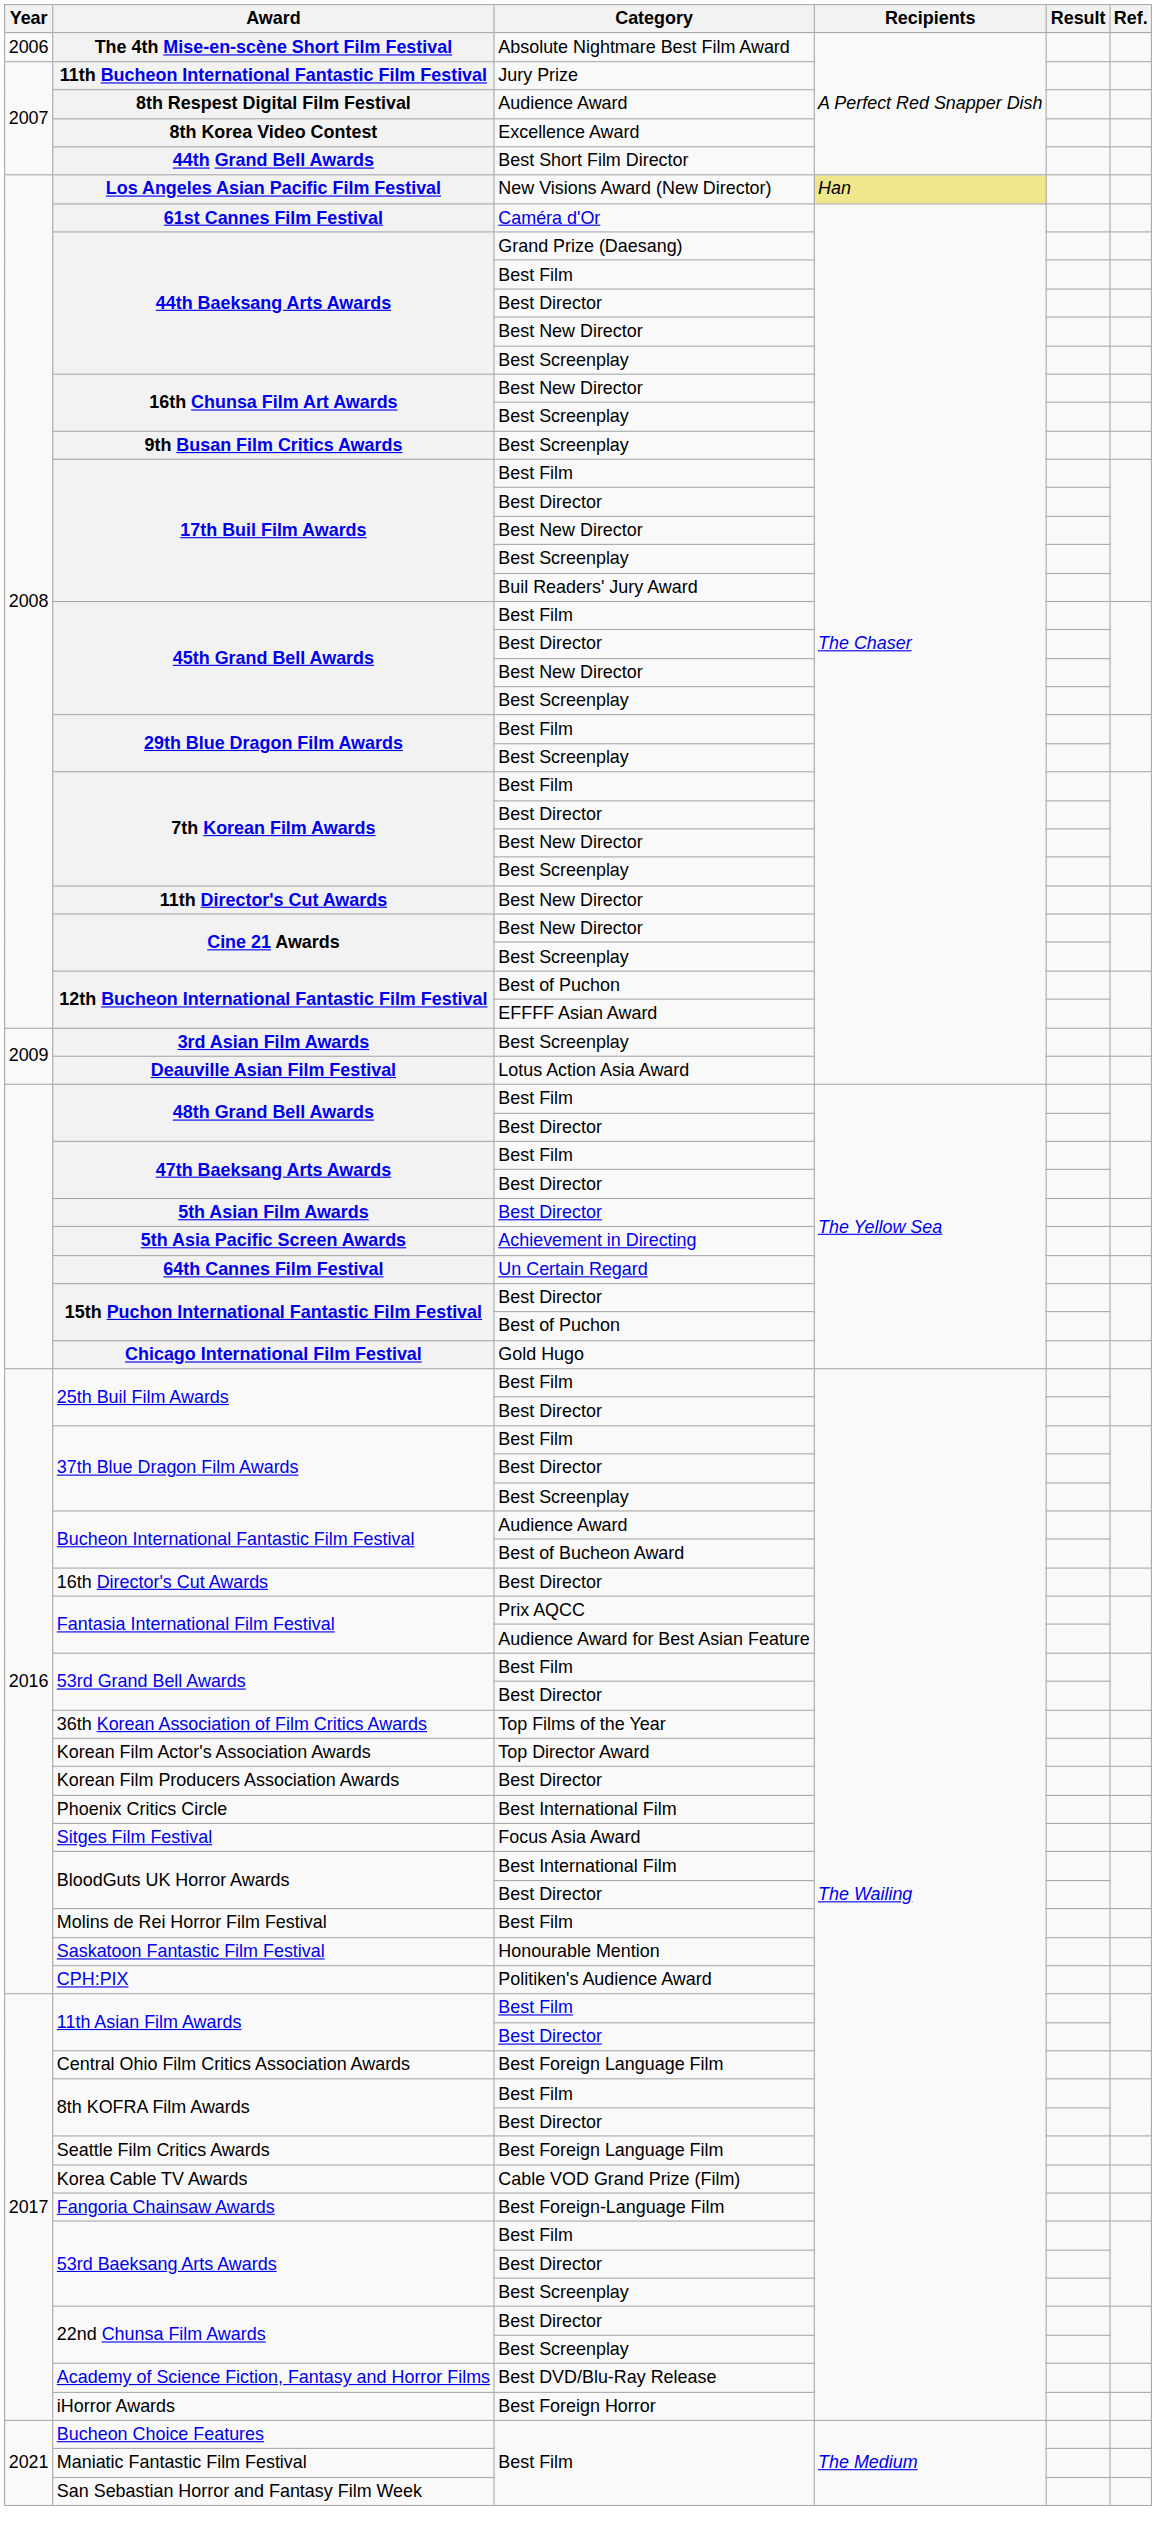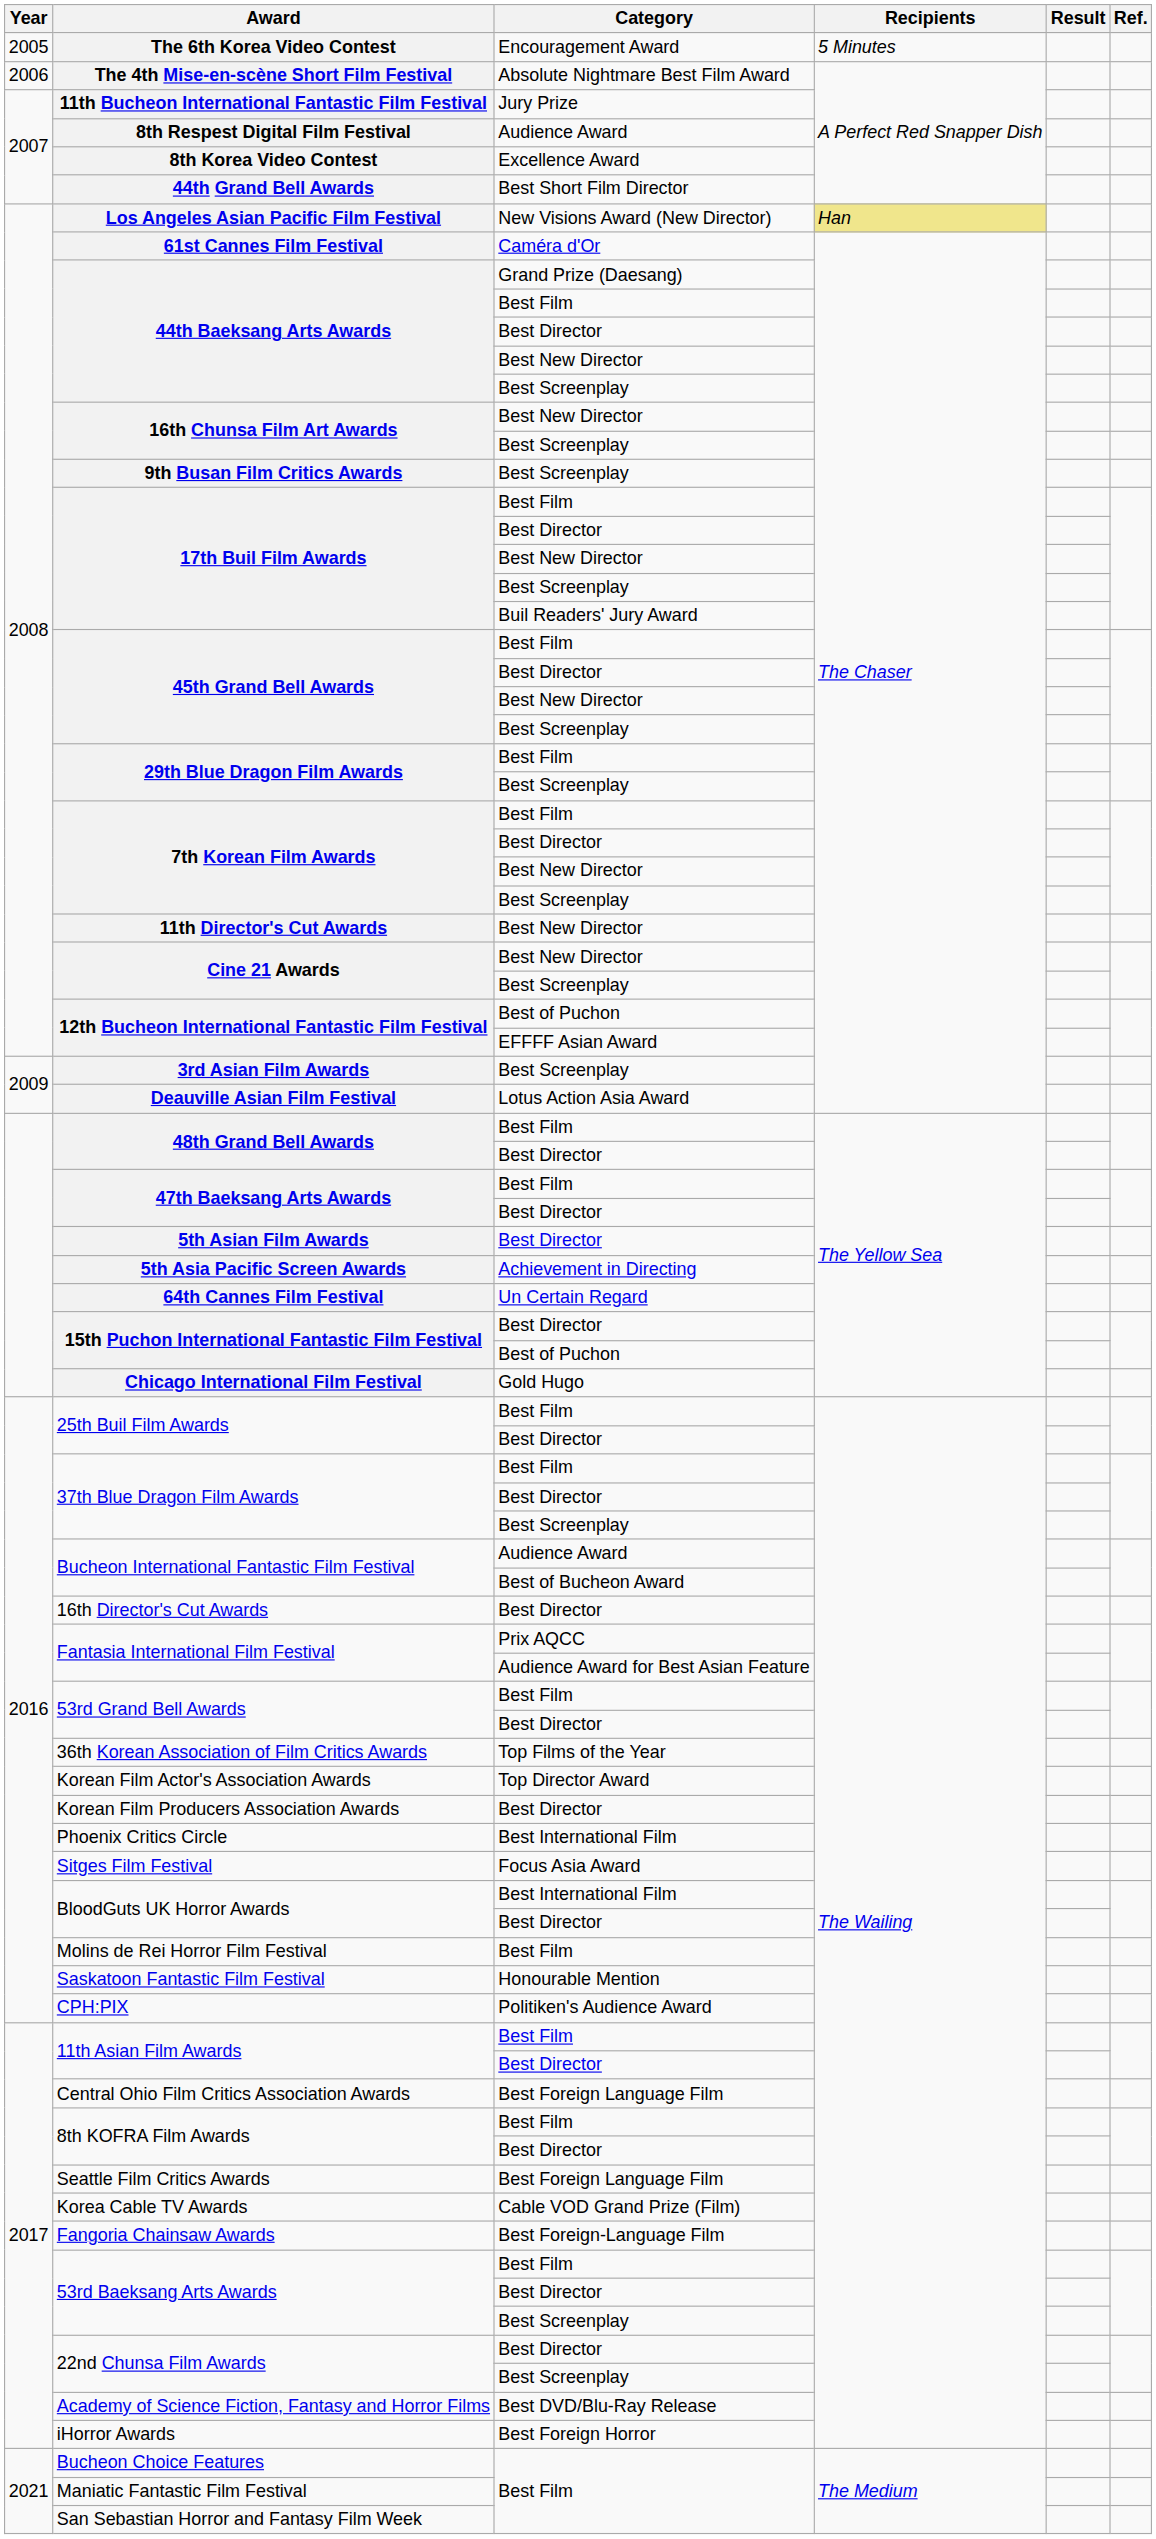+ row: (273, 47)
